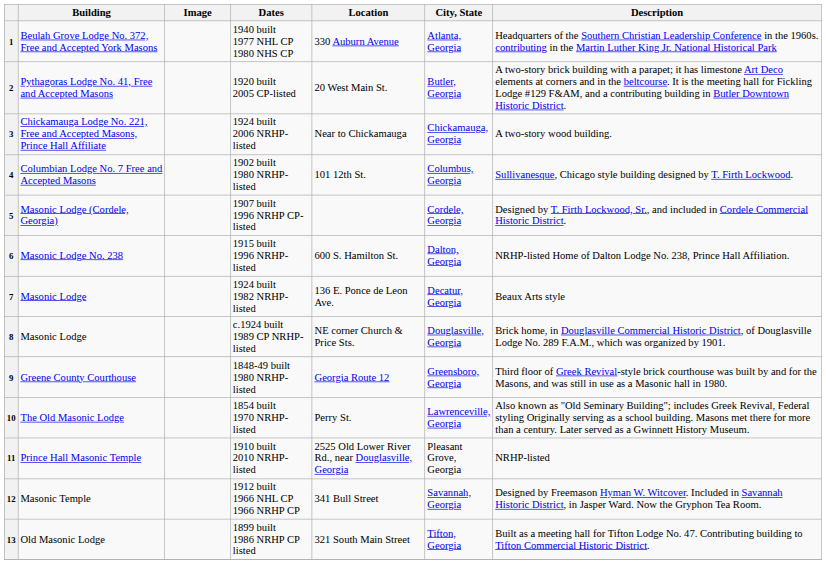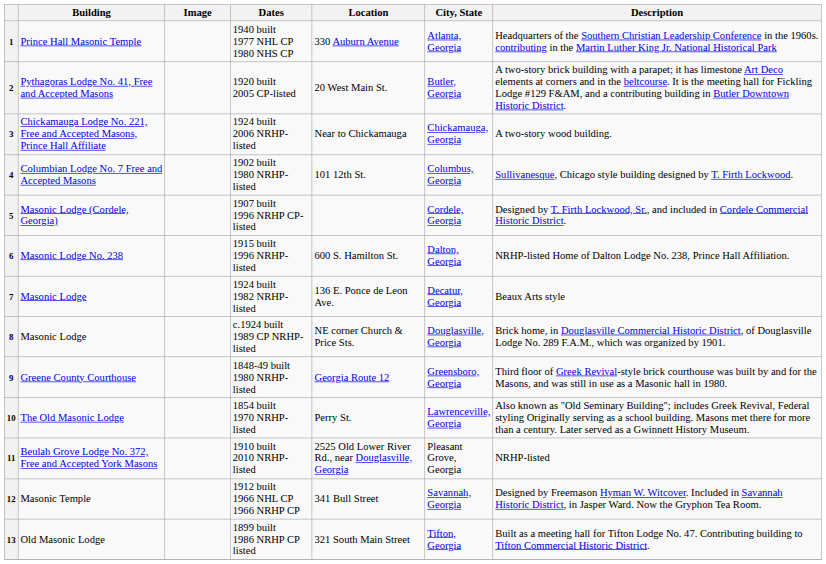(89, 41) Beulah Grove Lodge No. 372, Free and Accepted York Masons -> (81, 41) Prince Hall Masonic Temple
(81, 458) Prince Hall Masonic Temple -> (89, 458) Beulah Grove Lodge No. 372, Free and Accepted York Masons
